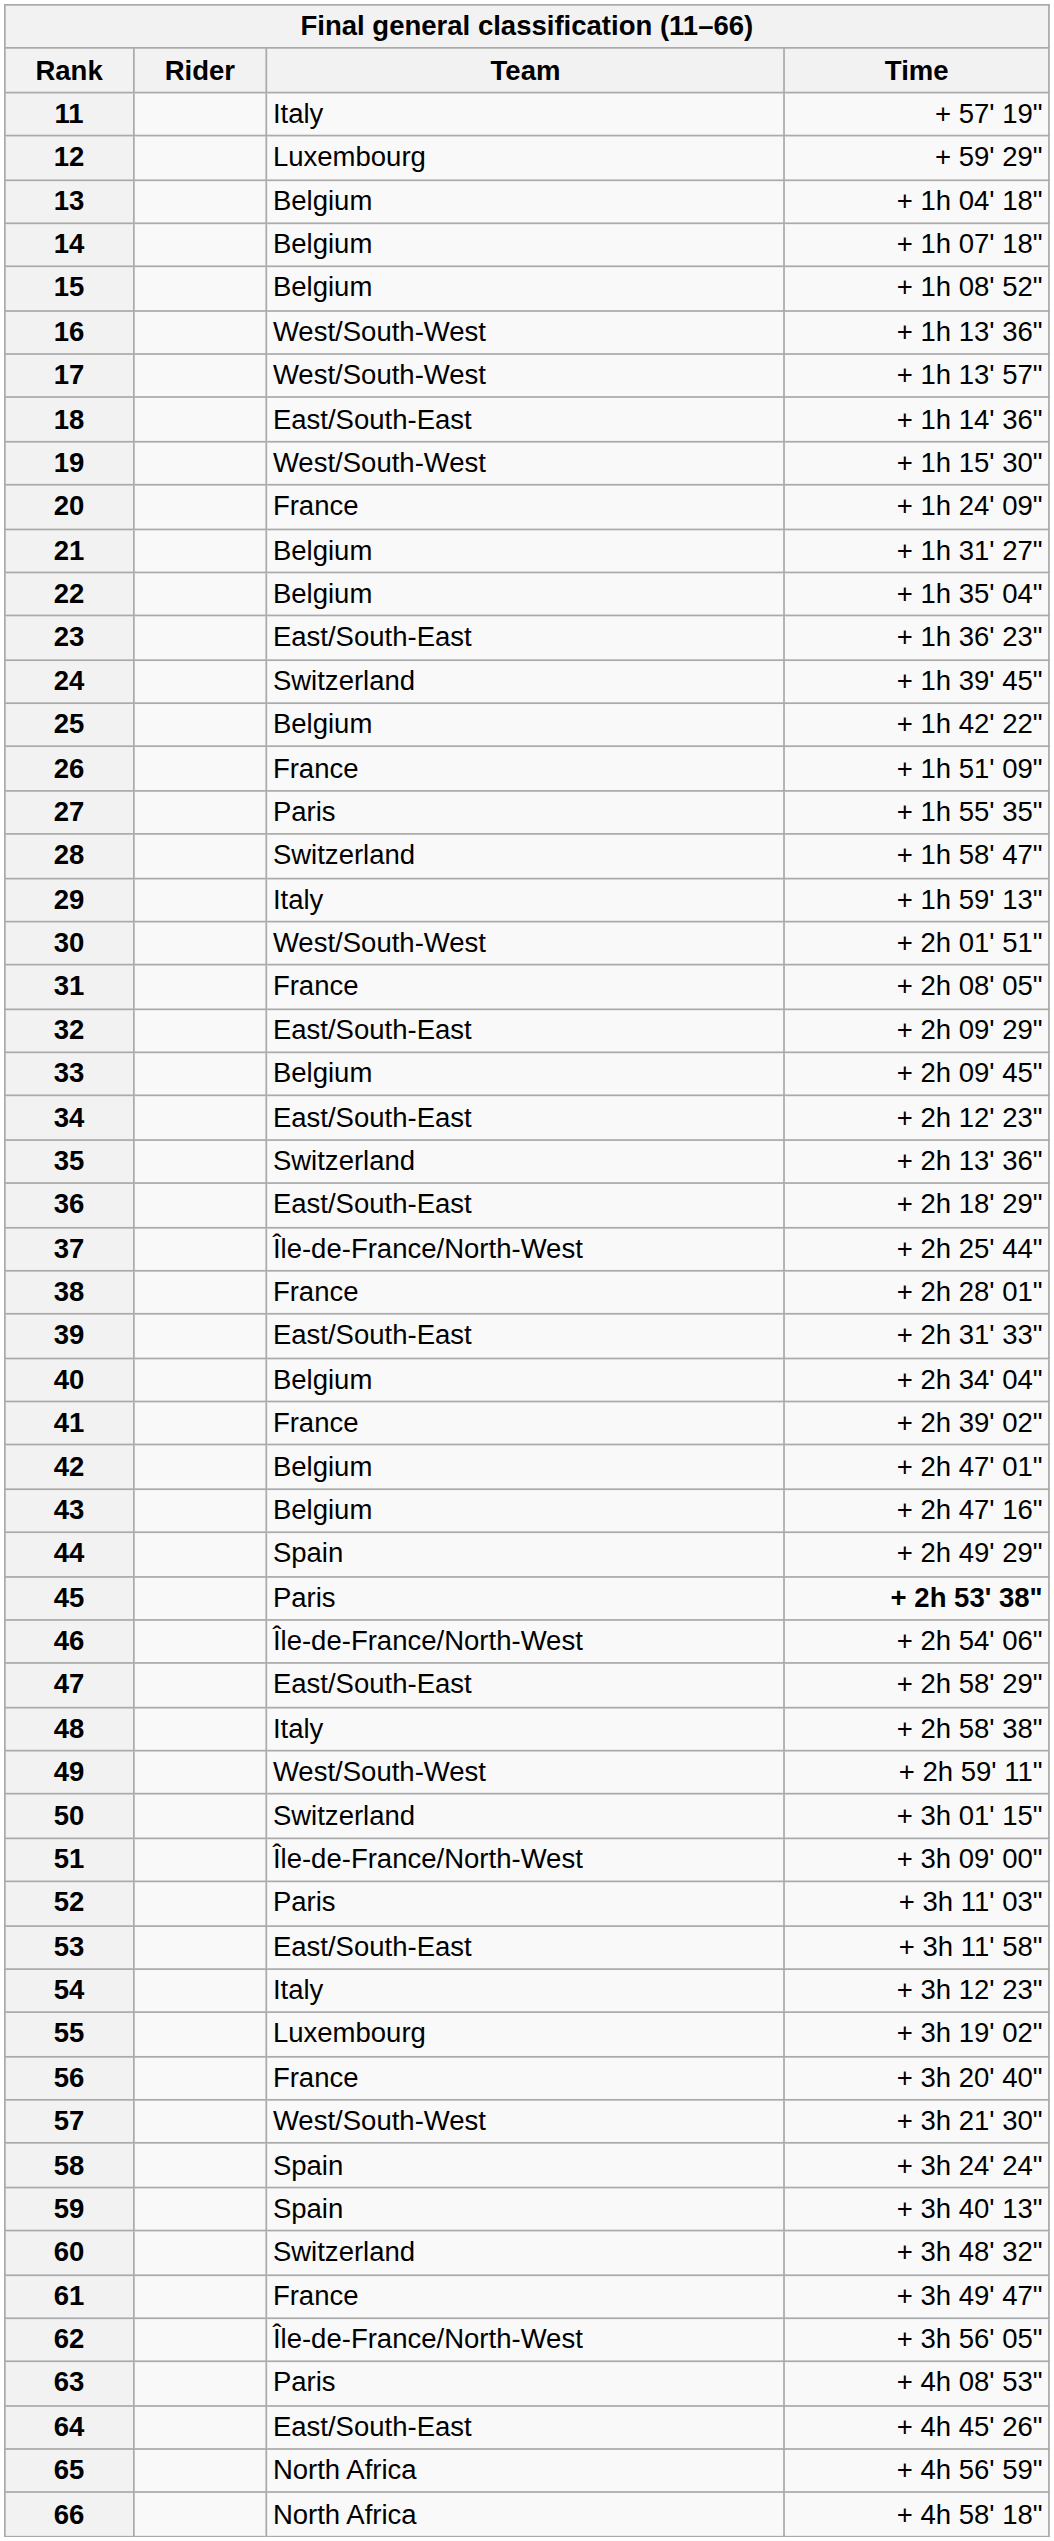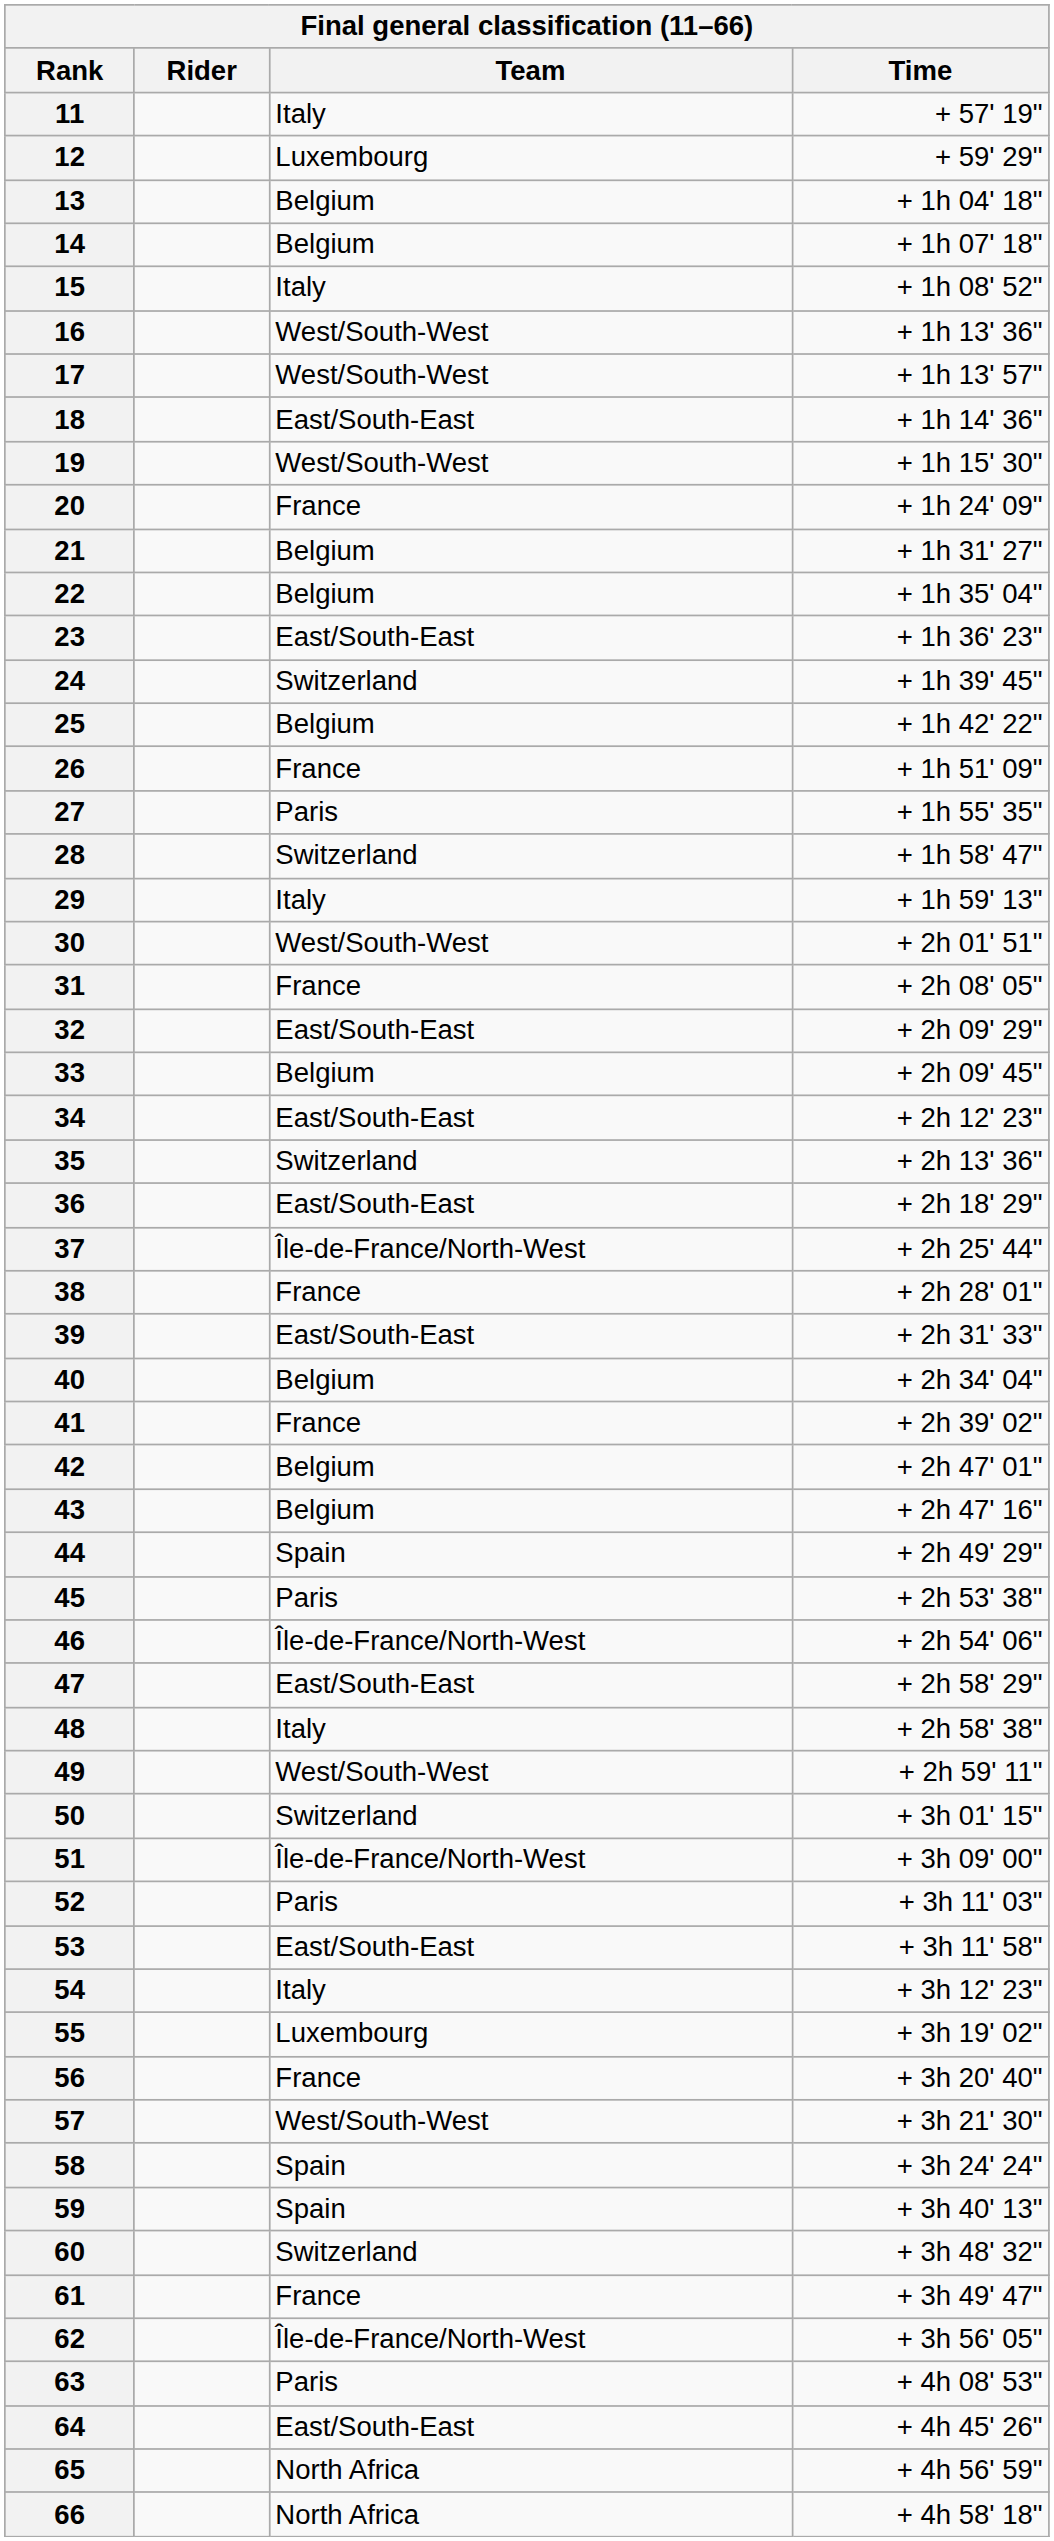(323, 288) Belgium -> (301, 288) Italy
(967, 1597) bold -> (970, 1597) normal
